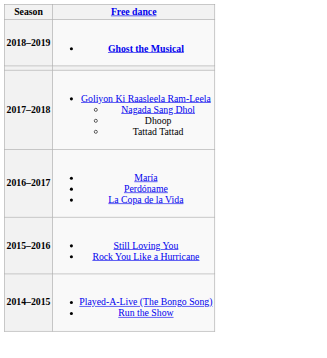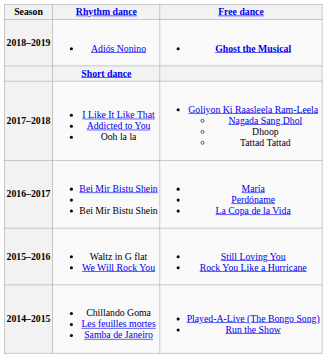+ column: (106, 12)
